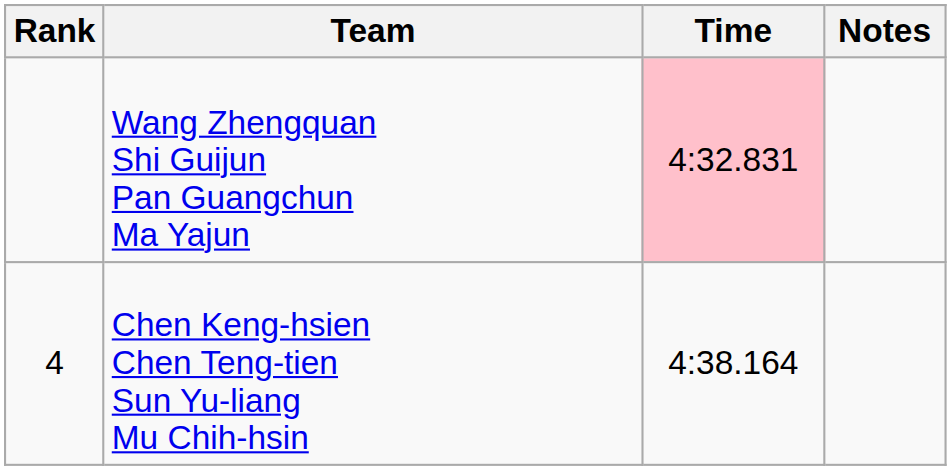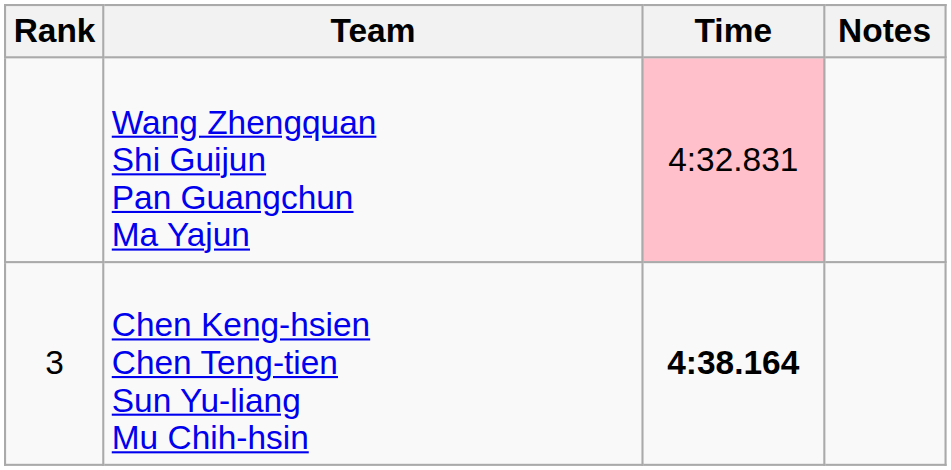(55, 362) 4 -> (55, 362) 3
(733, 362) normal -> (733, 362) bold
